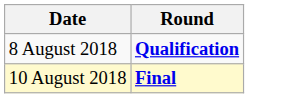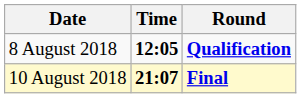+ column: (157, 19)
